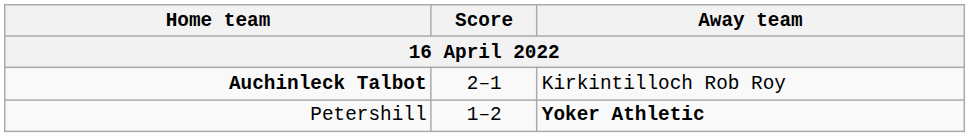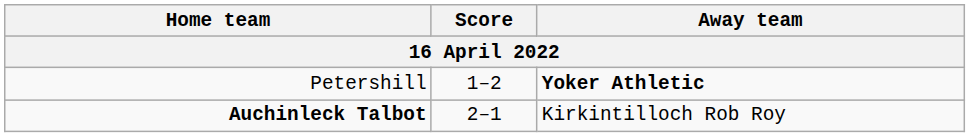rows swapped: (328, 84) <-> (368, 115)
